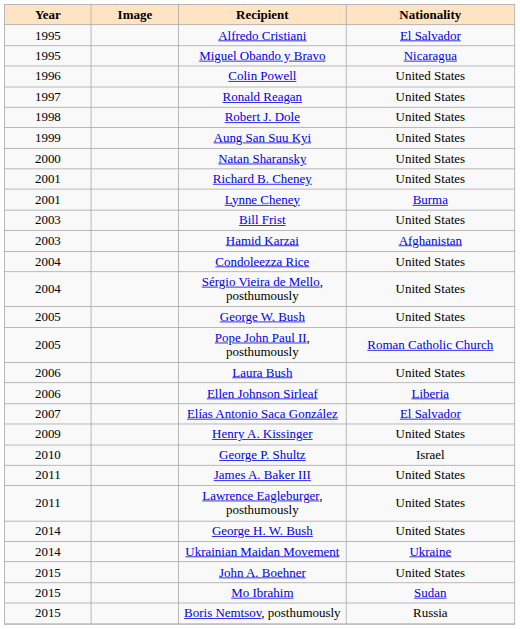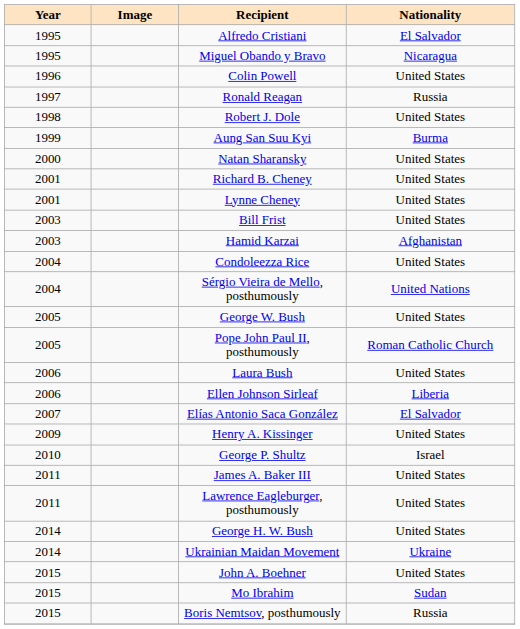(430, 96) United States -> (430, 96) Russia
(430, 138) United States -> (430, 138) Burma
(430, 199) Burma -> (430, 199) United States
(430, 289) United States -> (430, 289) United Nations
